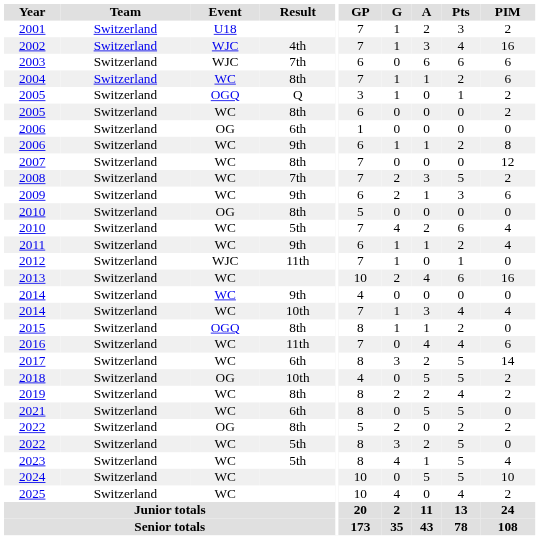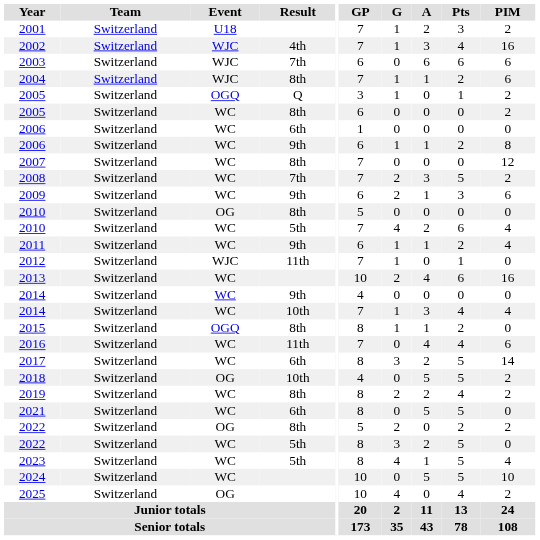(225, 78) WC -> (225, 78) WJC
(225, 128) OG -> (225, 128) WC
(225, 493) WC -> (225, 493) OG
